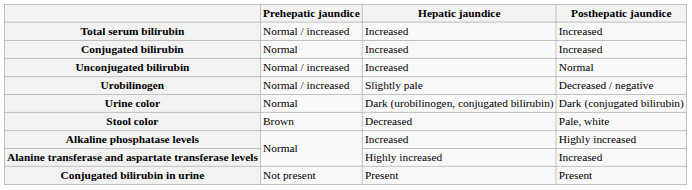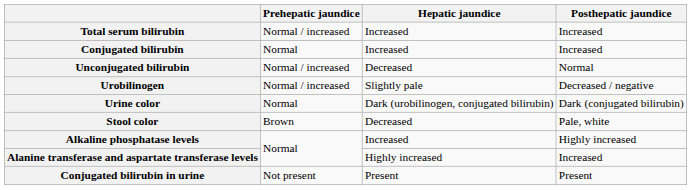(387, 67) Increased -> (389, 67) Decreased
